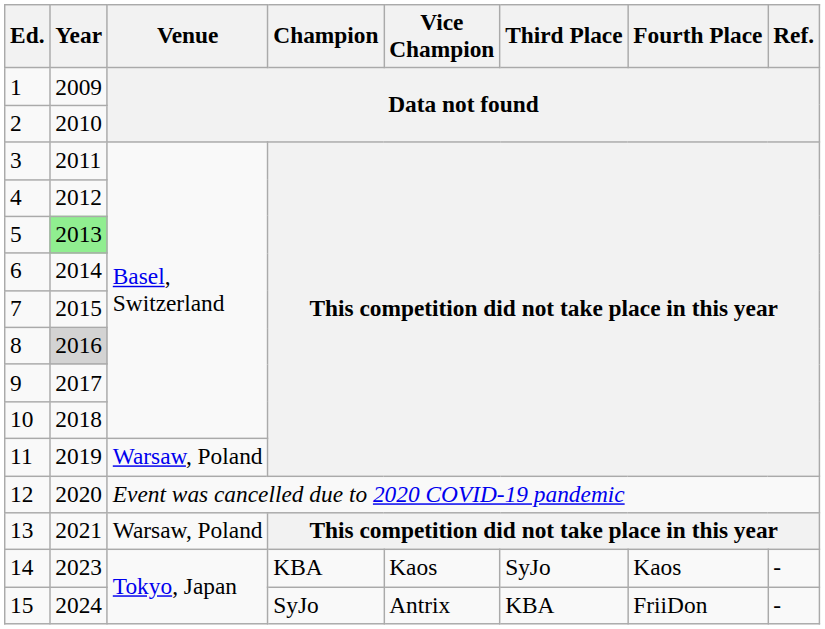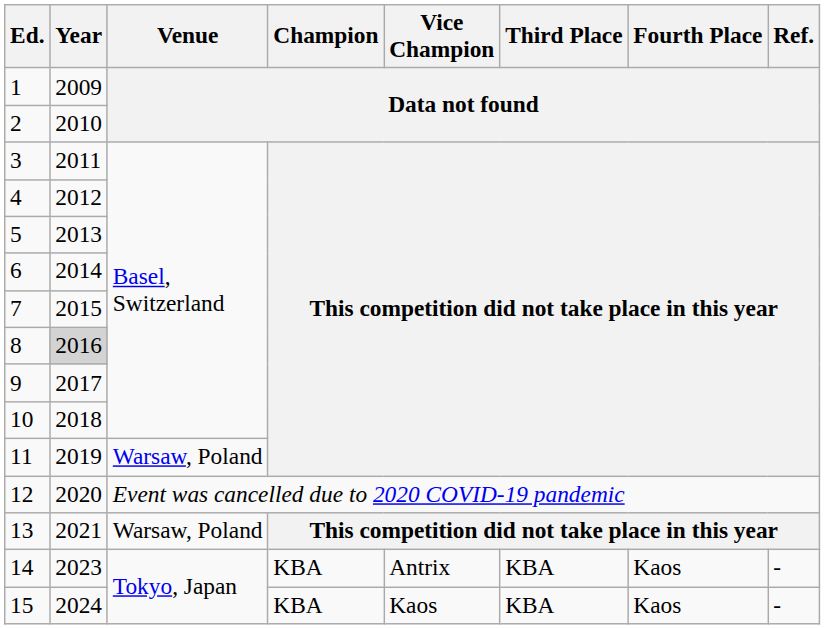(79, 234) lightgreen background -> (79, 234) no background
(413, 567) Kaos -> (420, 567) Antrix
(528, 567) SyJo -> (530, 567) KBA
(296, 605) SyJo -> (298, 605) KBA
(420, 605) Antrix -> (413, 605) Kaos
(670, 605) FriiDon -> (657, 605) Kaos
